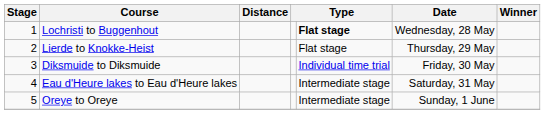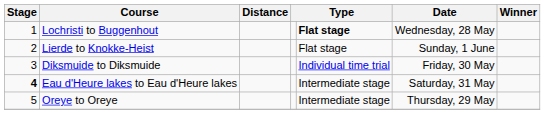(451, 48) Thursday, 29 May -> (457, 48) Sunday, 1 June
(34, 83) normal -> (34, 83) bold
(457, 100) Sunday, 1 June -> (451, 100) Thursday, 29 May
